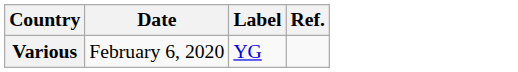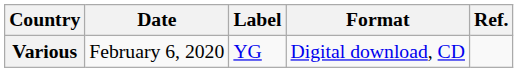+ column: (378, 20)
